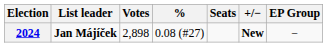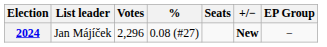(85, 32) bold -> (83, 32) normal
(136, 32) 2,898 -> (131, 32) 2,296
